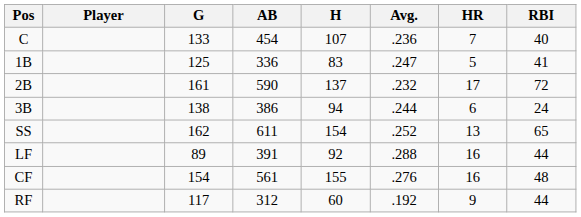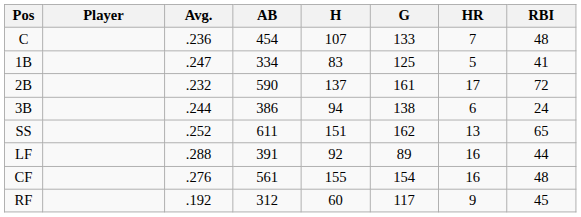columns swapped: (199, 16) <-> (404, 16)
(541, 39) 40 -> (541, 39) 48
(267, 62) 336 -> (267, 62) 334
(336, 131) 154 -> (336, 131) 151
(541, 200) 44 -> (541, 200) 45
